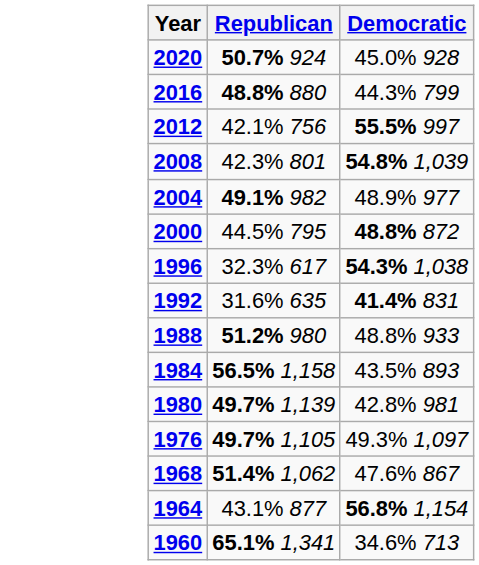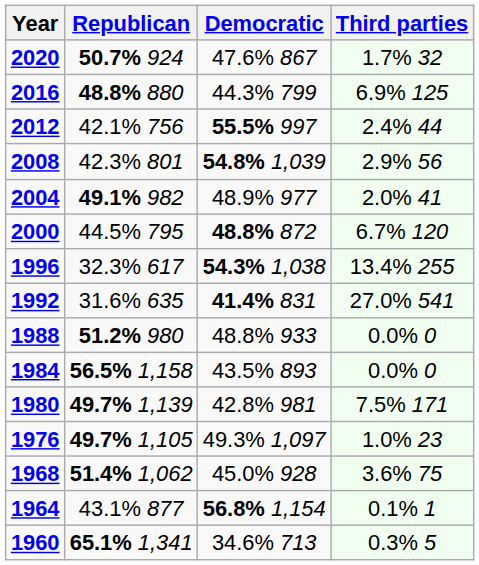+ column: (402, 23)
(407, 58) 45.0% 928 -> (264, 58) 47.6% 867
(407, 473) 47.6% 867 -> (264, 473) 45.0% 928
